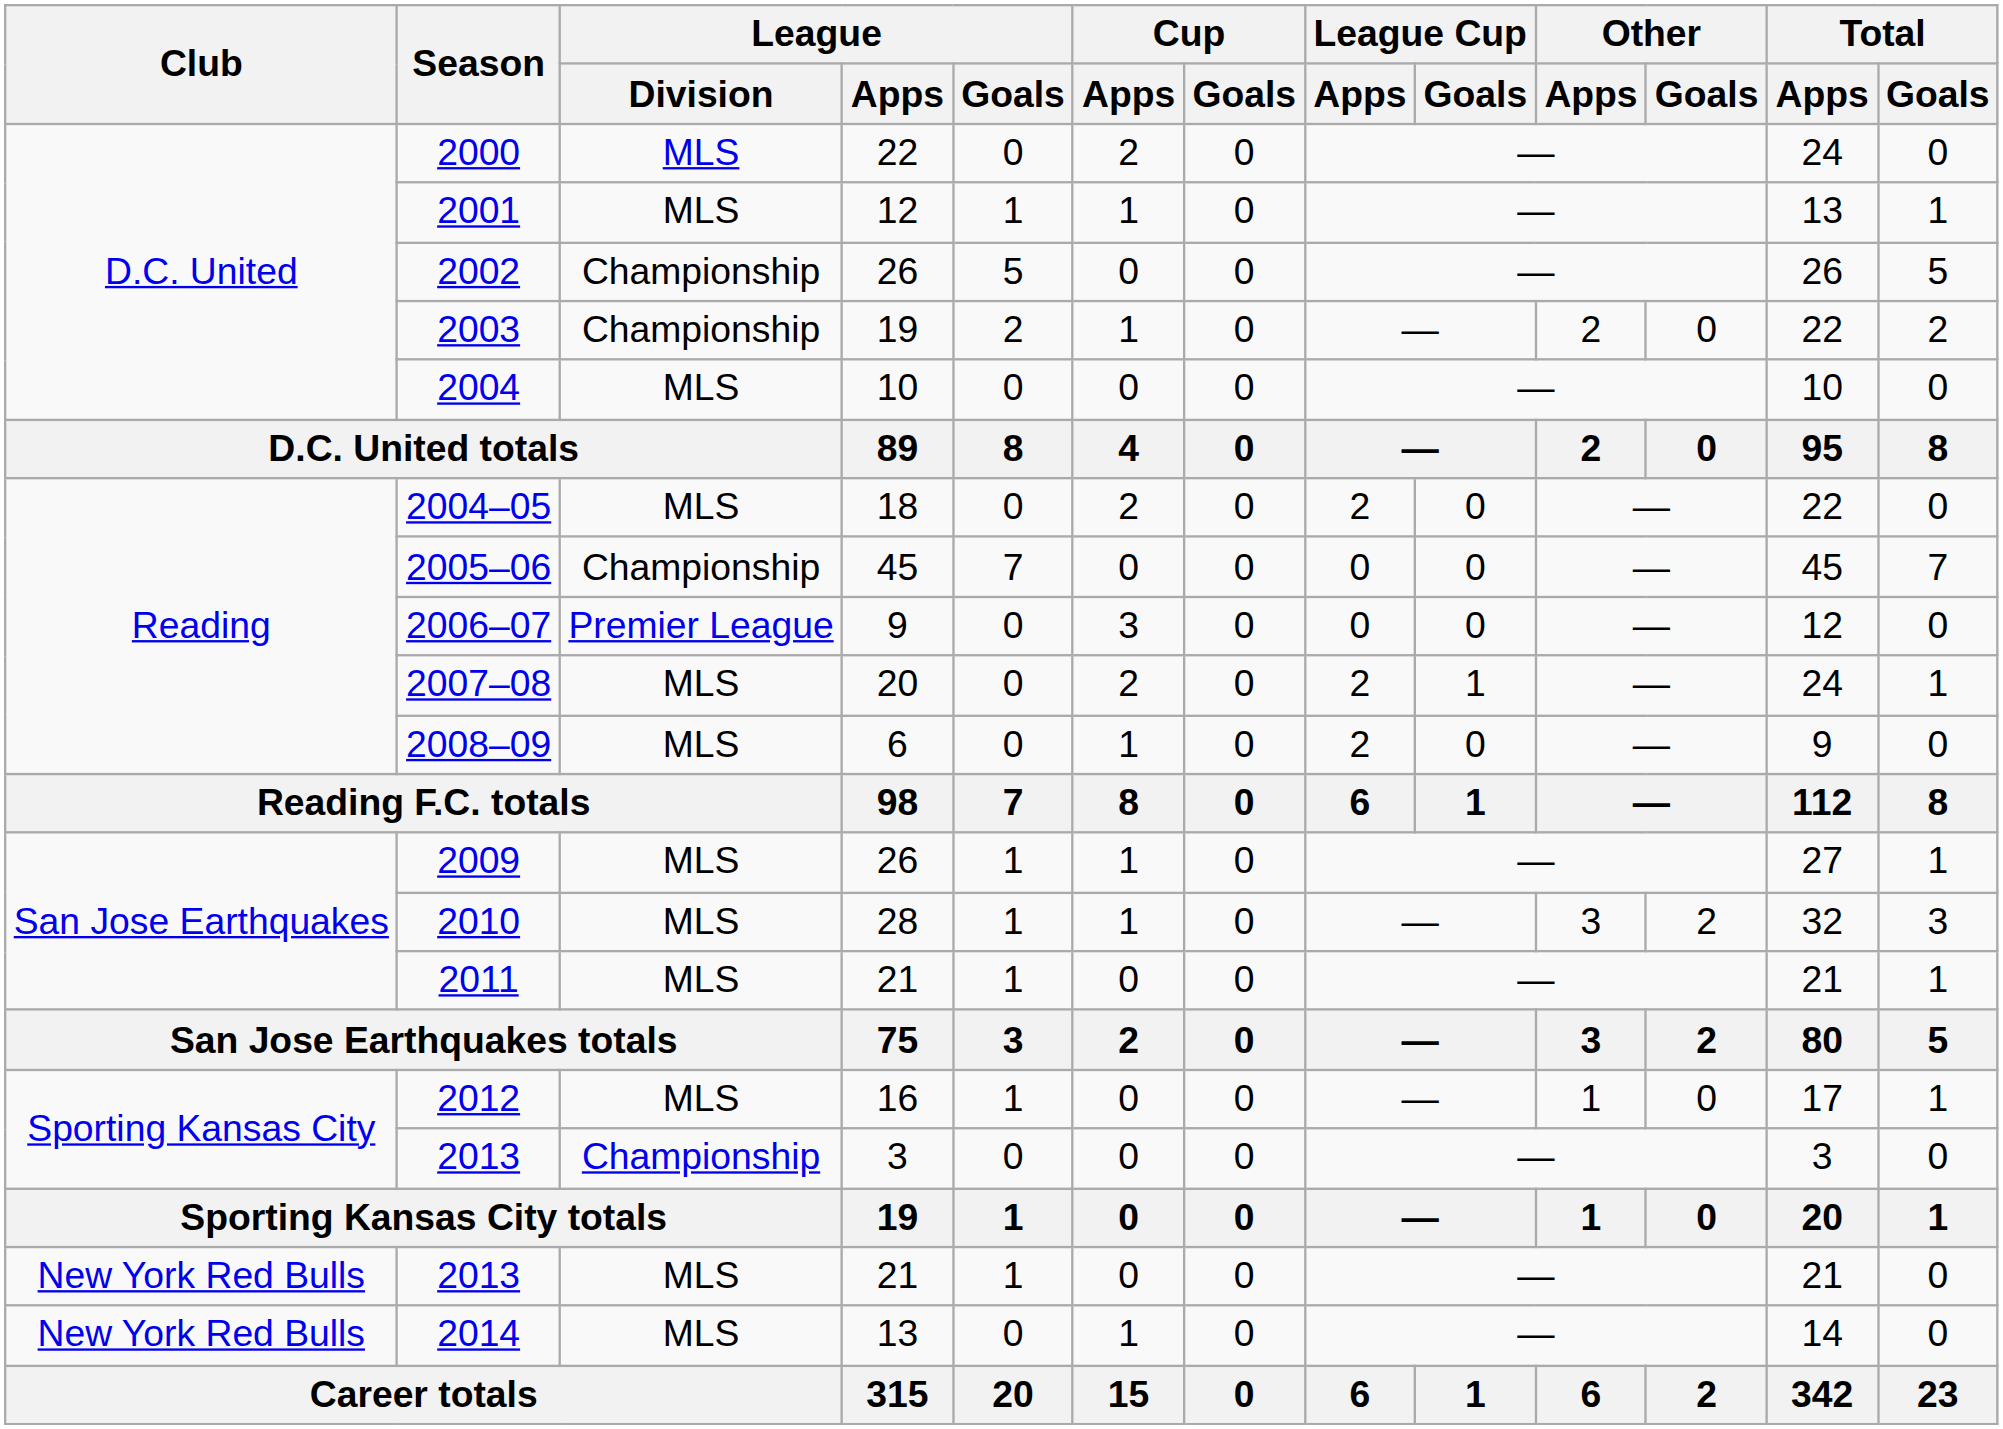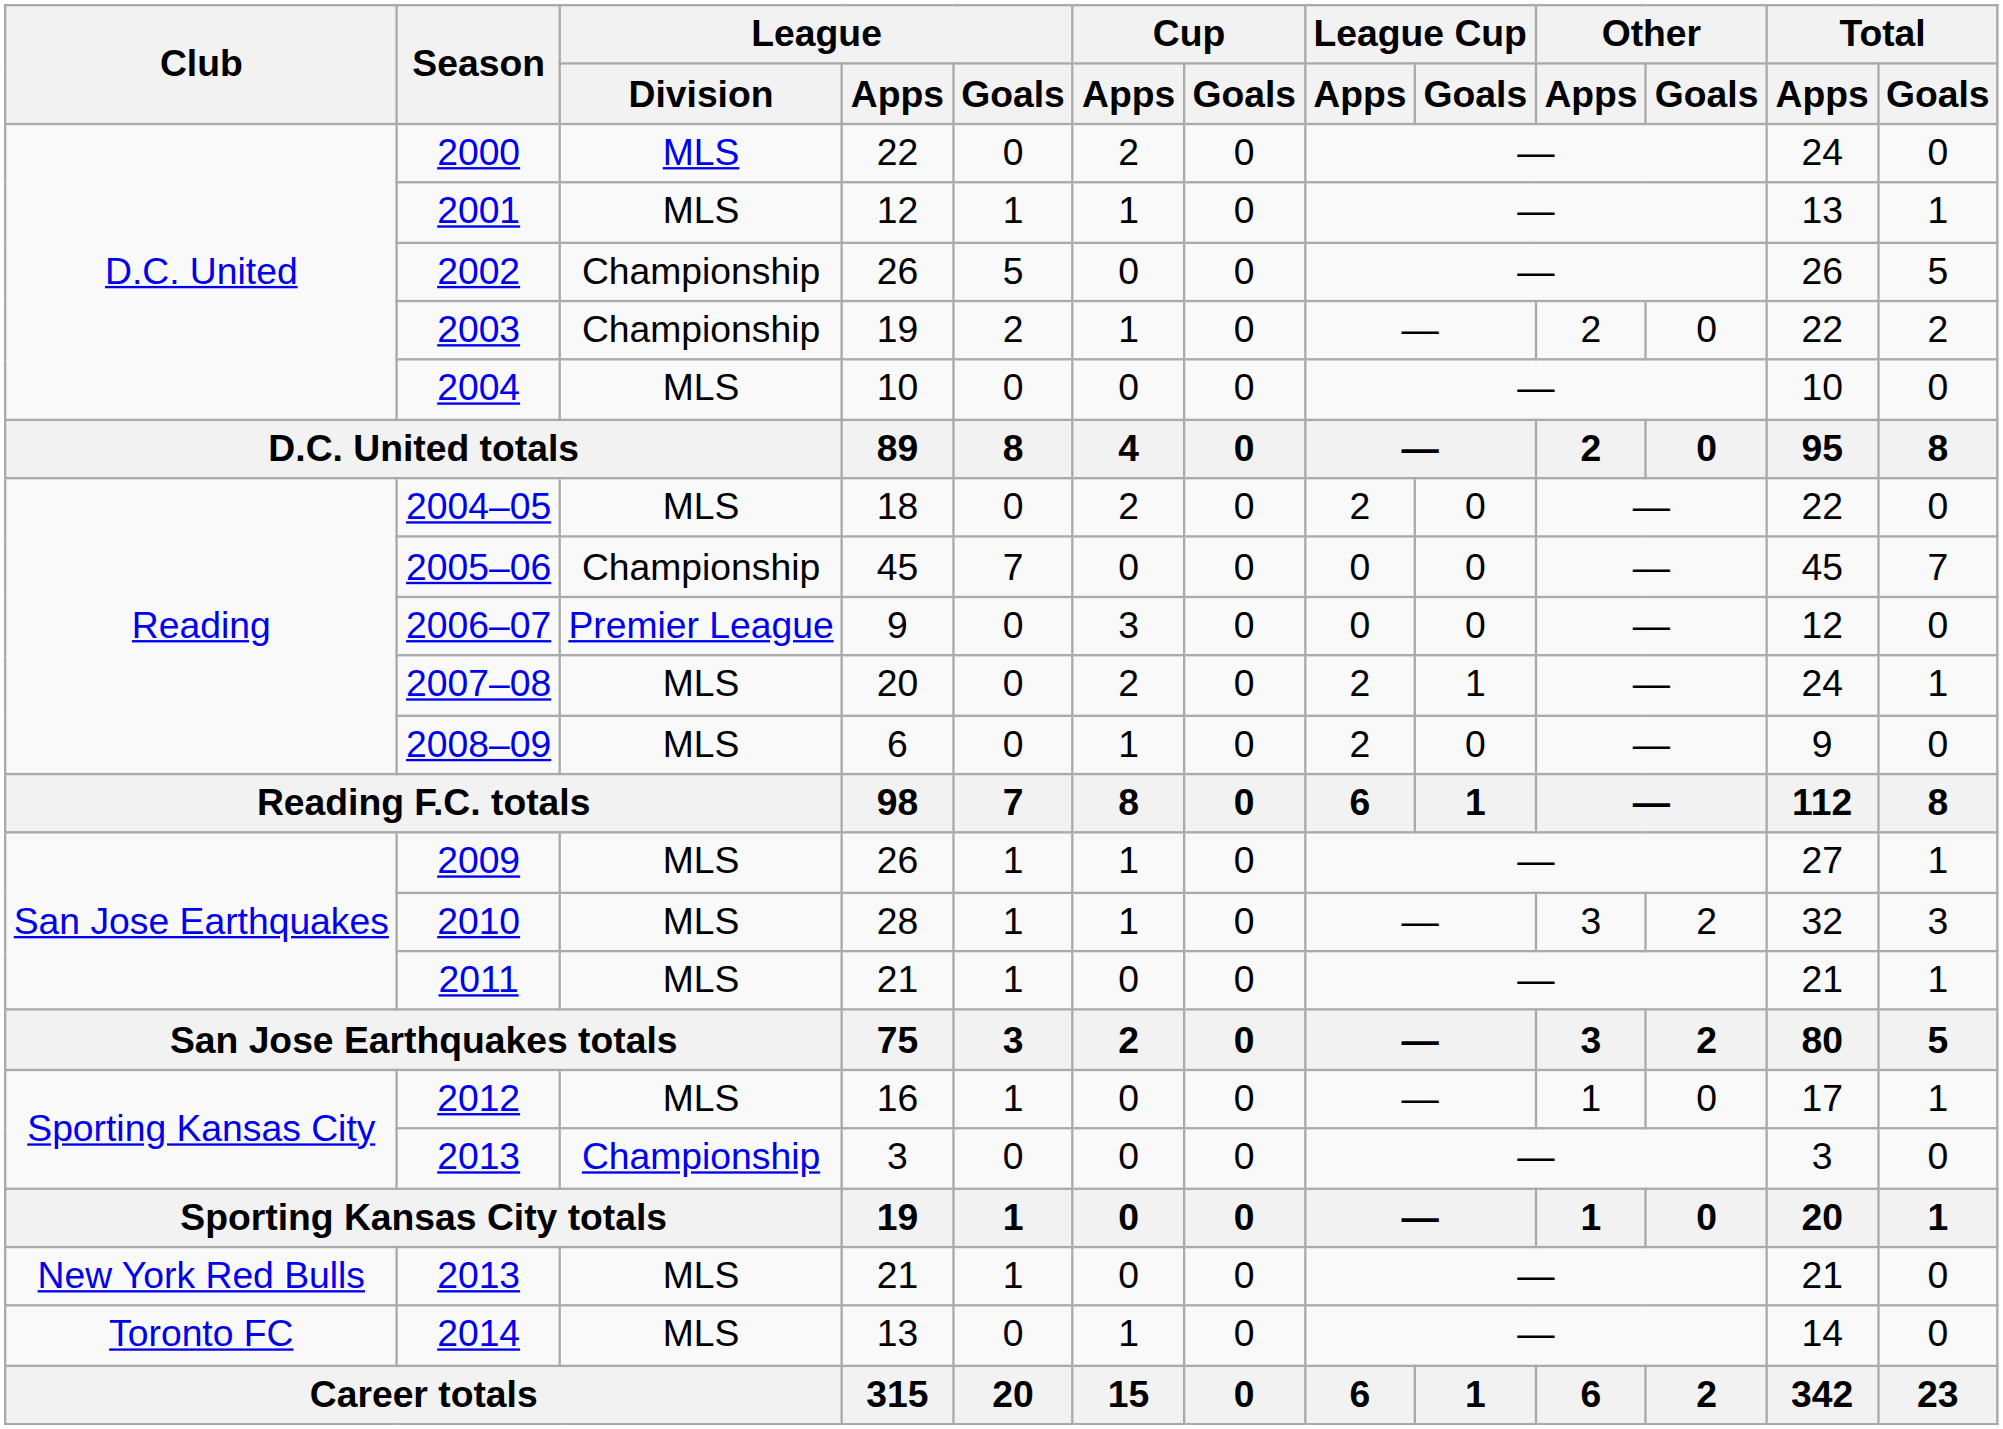(201, 1334) New York Red Bulls -> (201, 1334) Toronto FC
